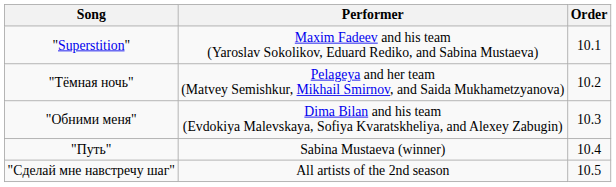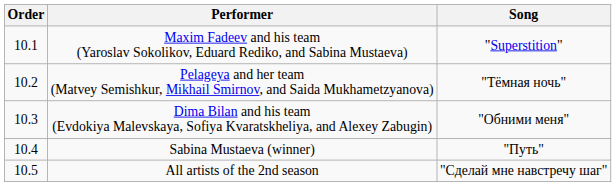columns swapped: (589, 15) <-> (91, 15)
